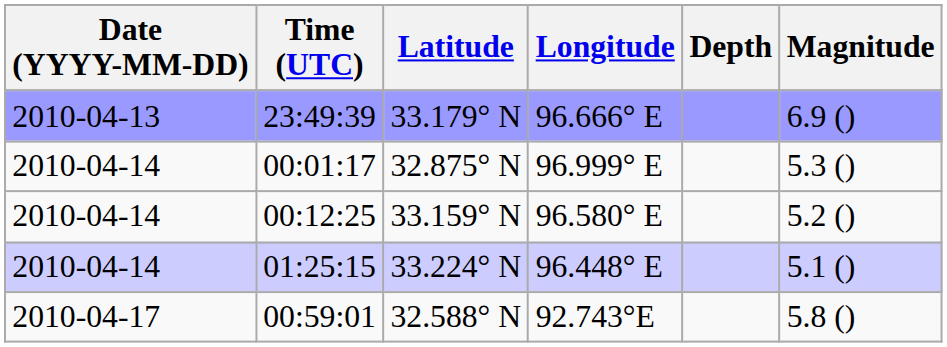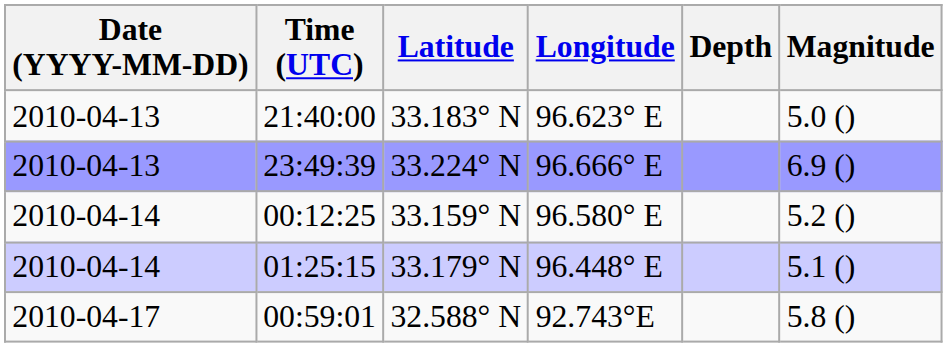+ row: (320, 115)
(456, 115) 33.179° N -> (456, 165) 33.224° N
- row: (320, 165)
(456, 266) 33.224° N -> (456, 266) 33.179° N
